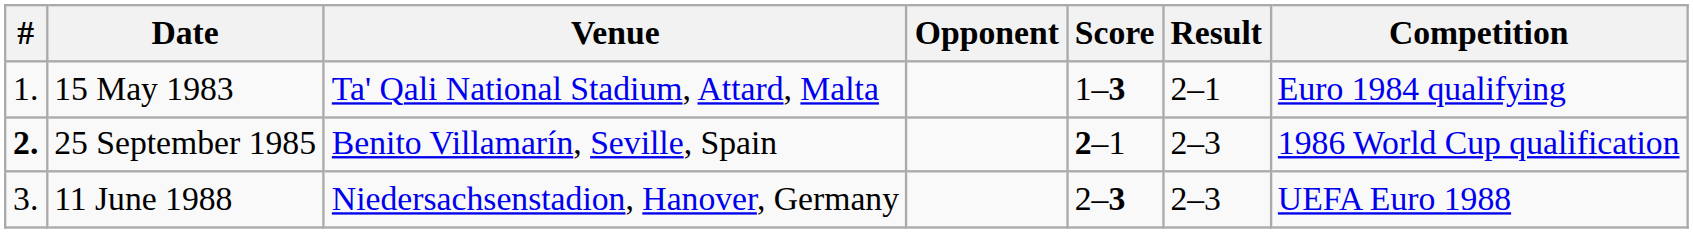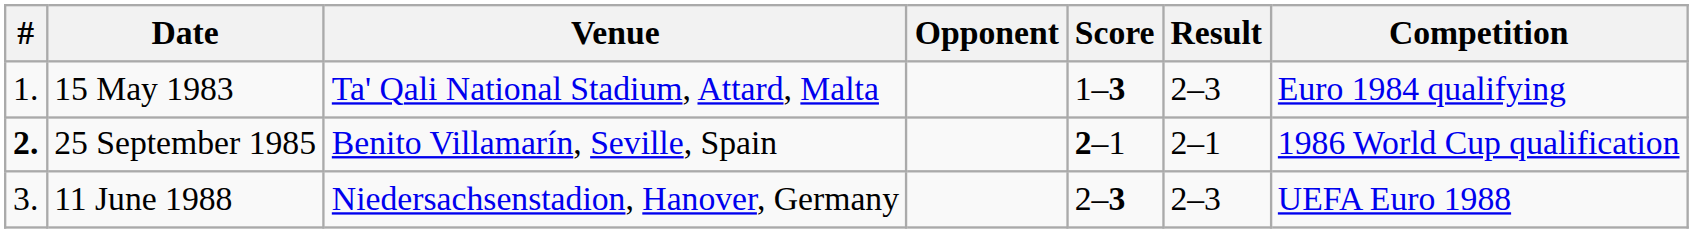(1196, 88) 2–1 -> (1196, 88) 2–3
(1196, 143) 2–3 -> (1196, 143) 2–1
